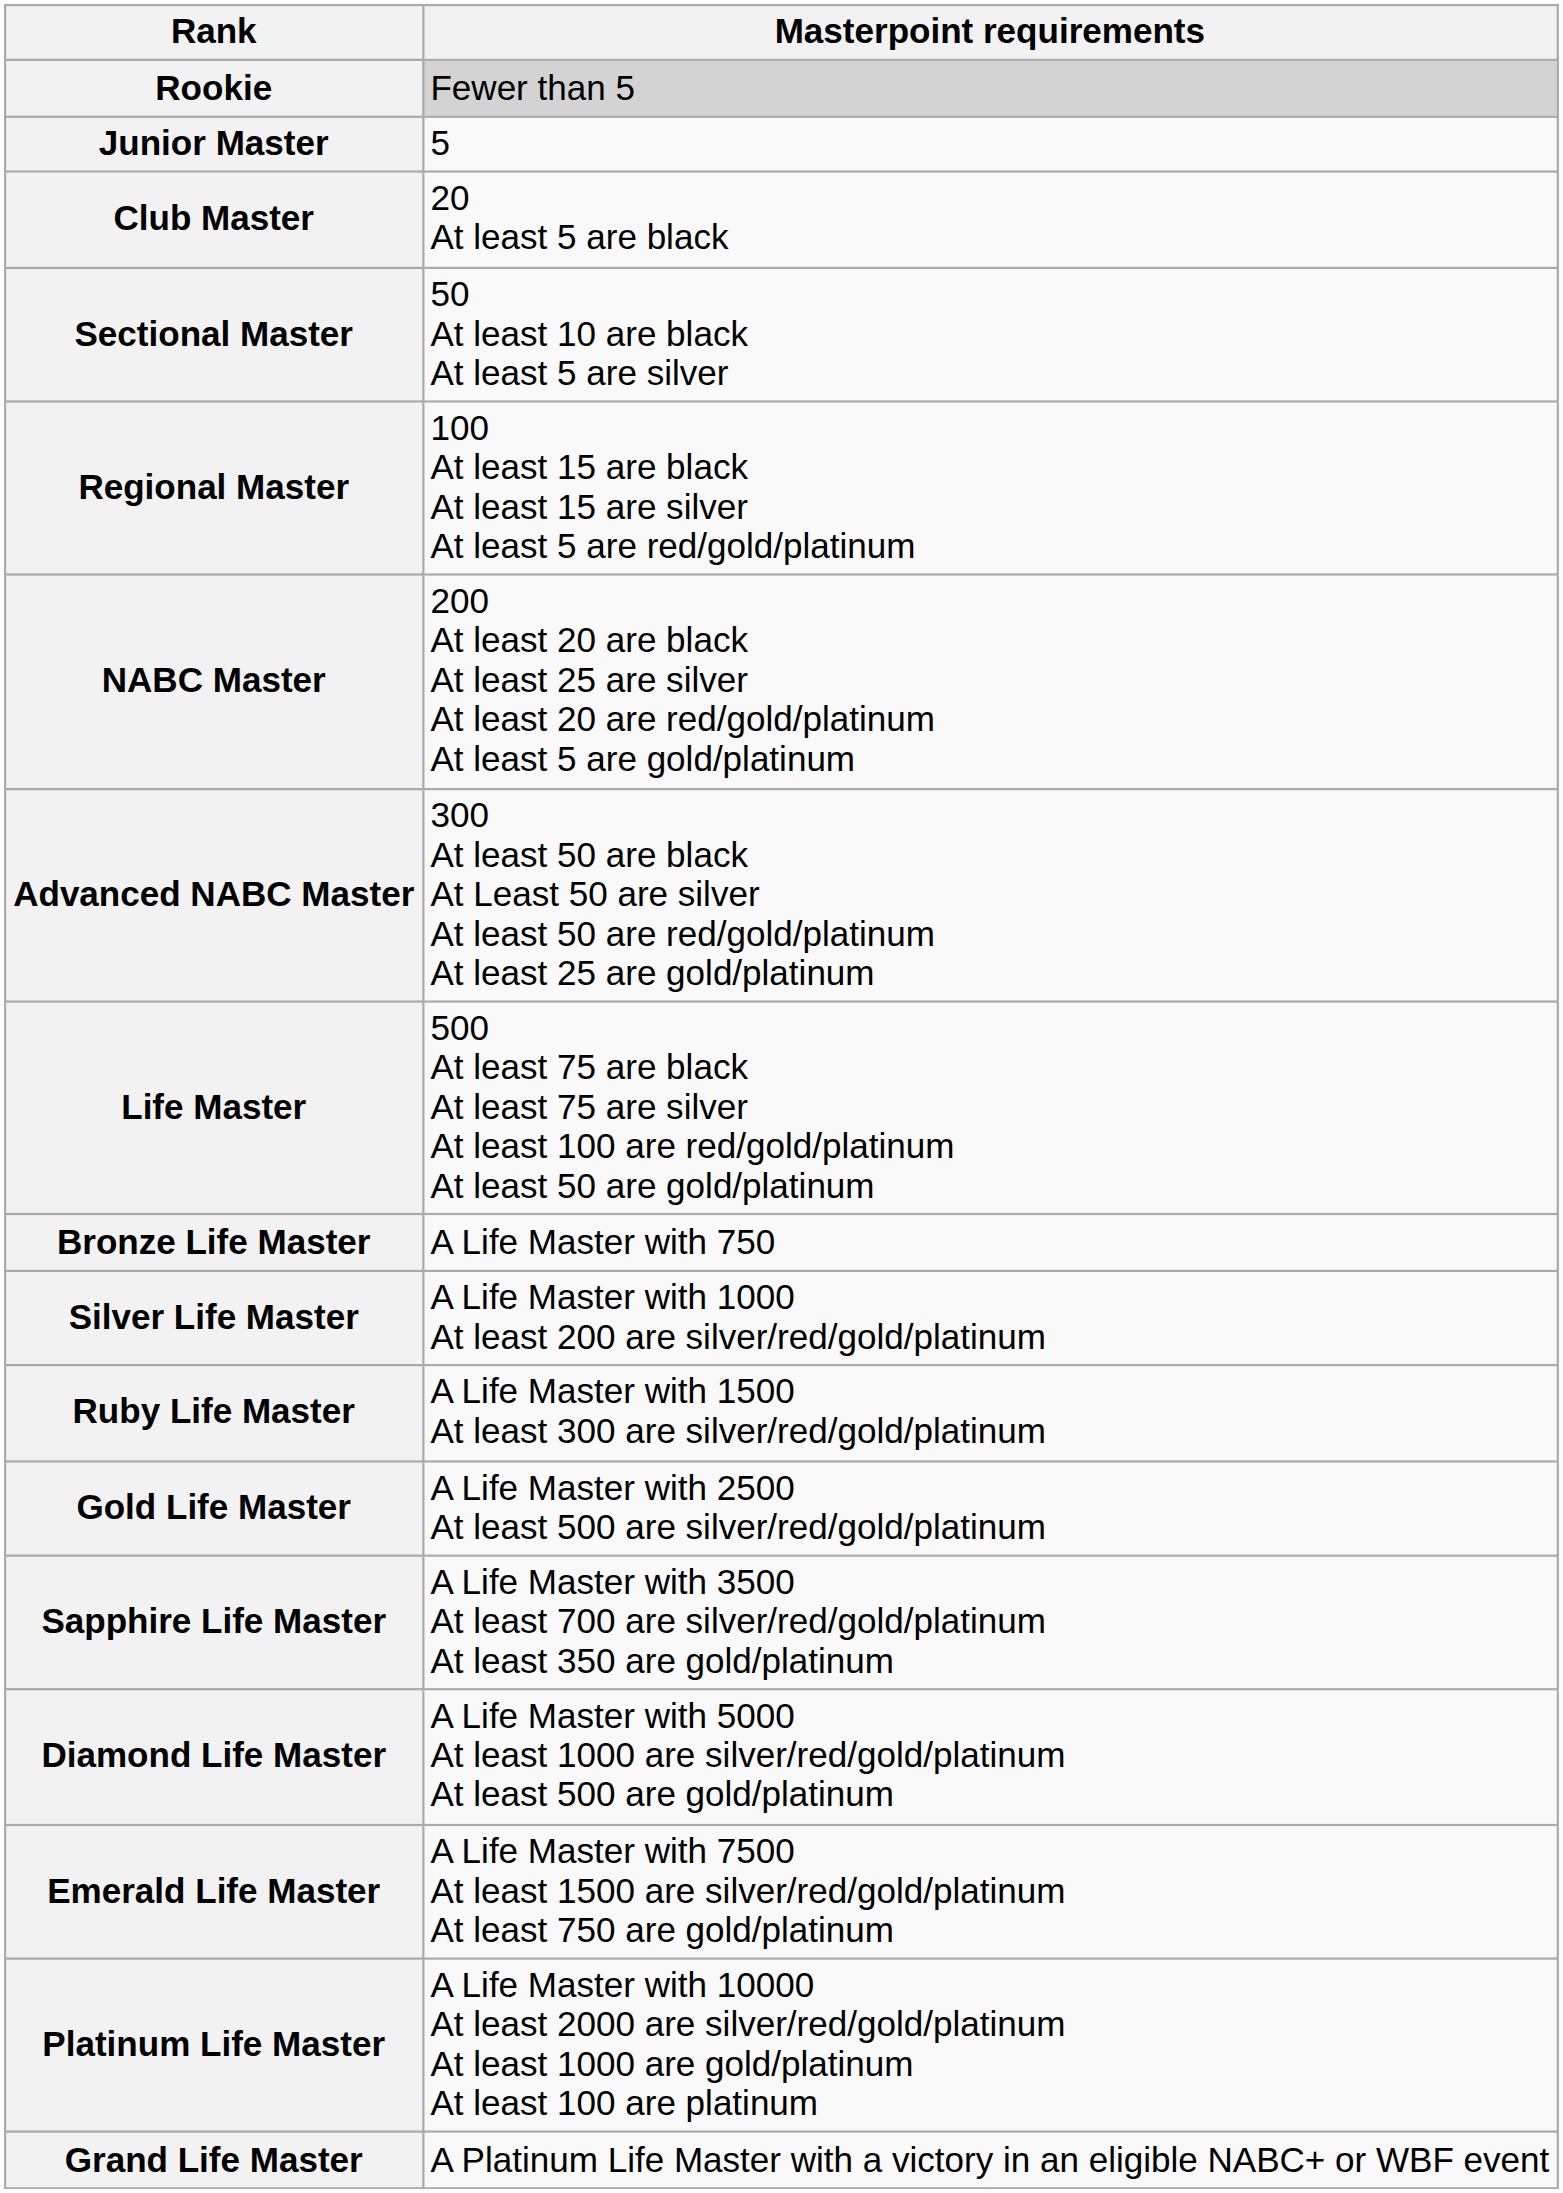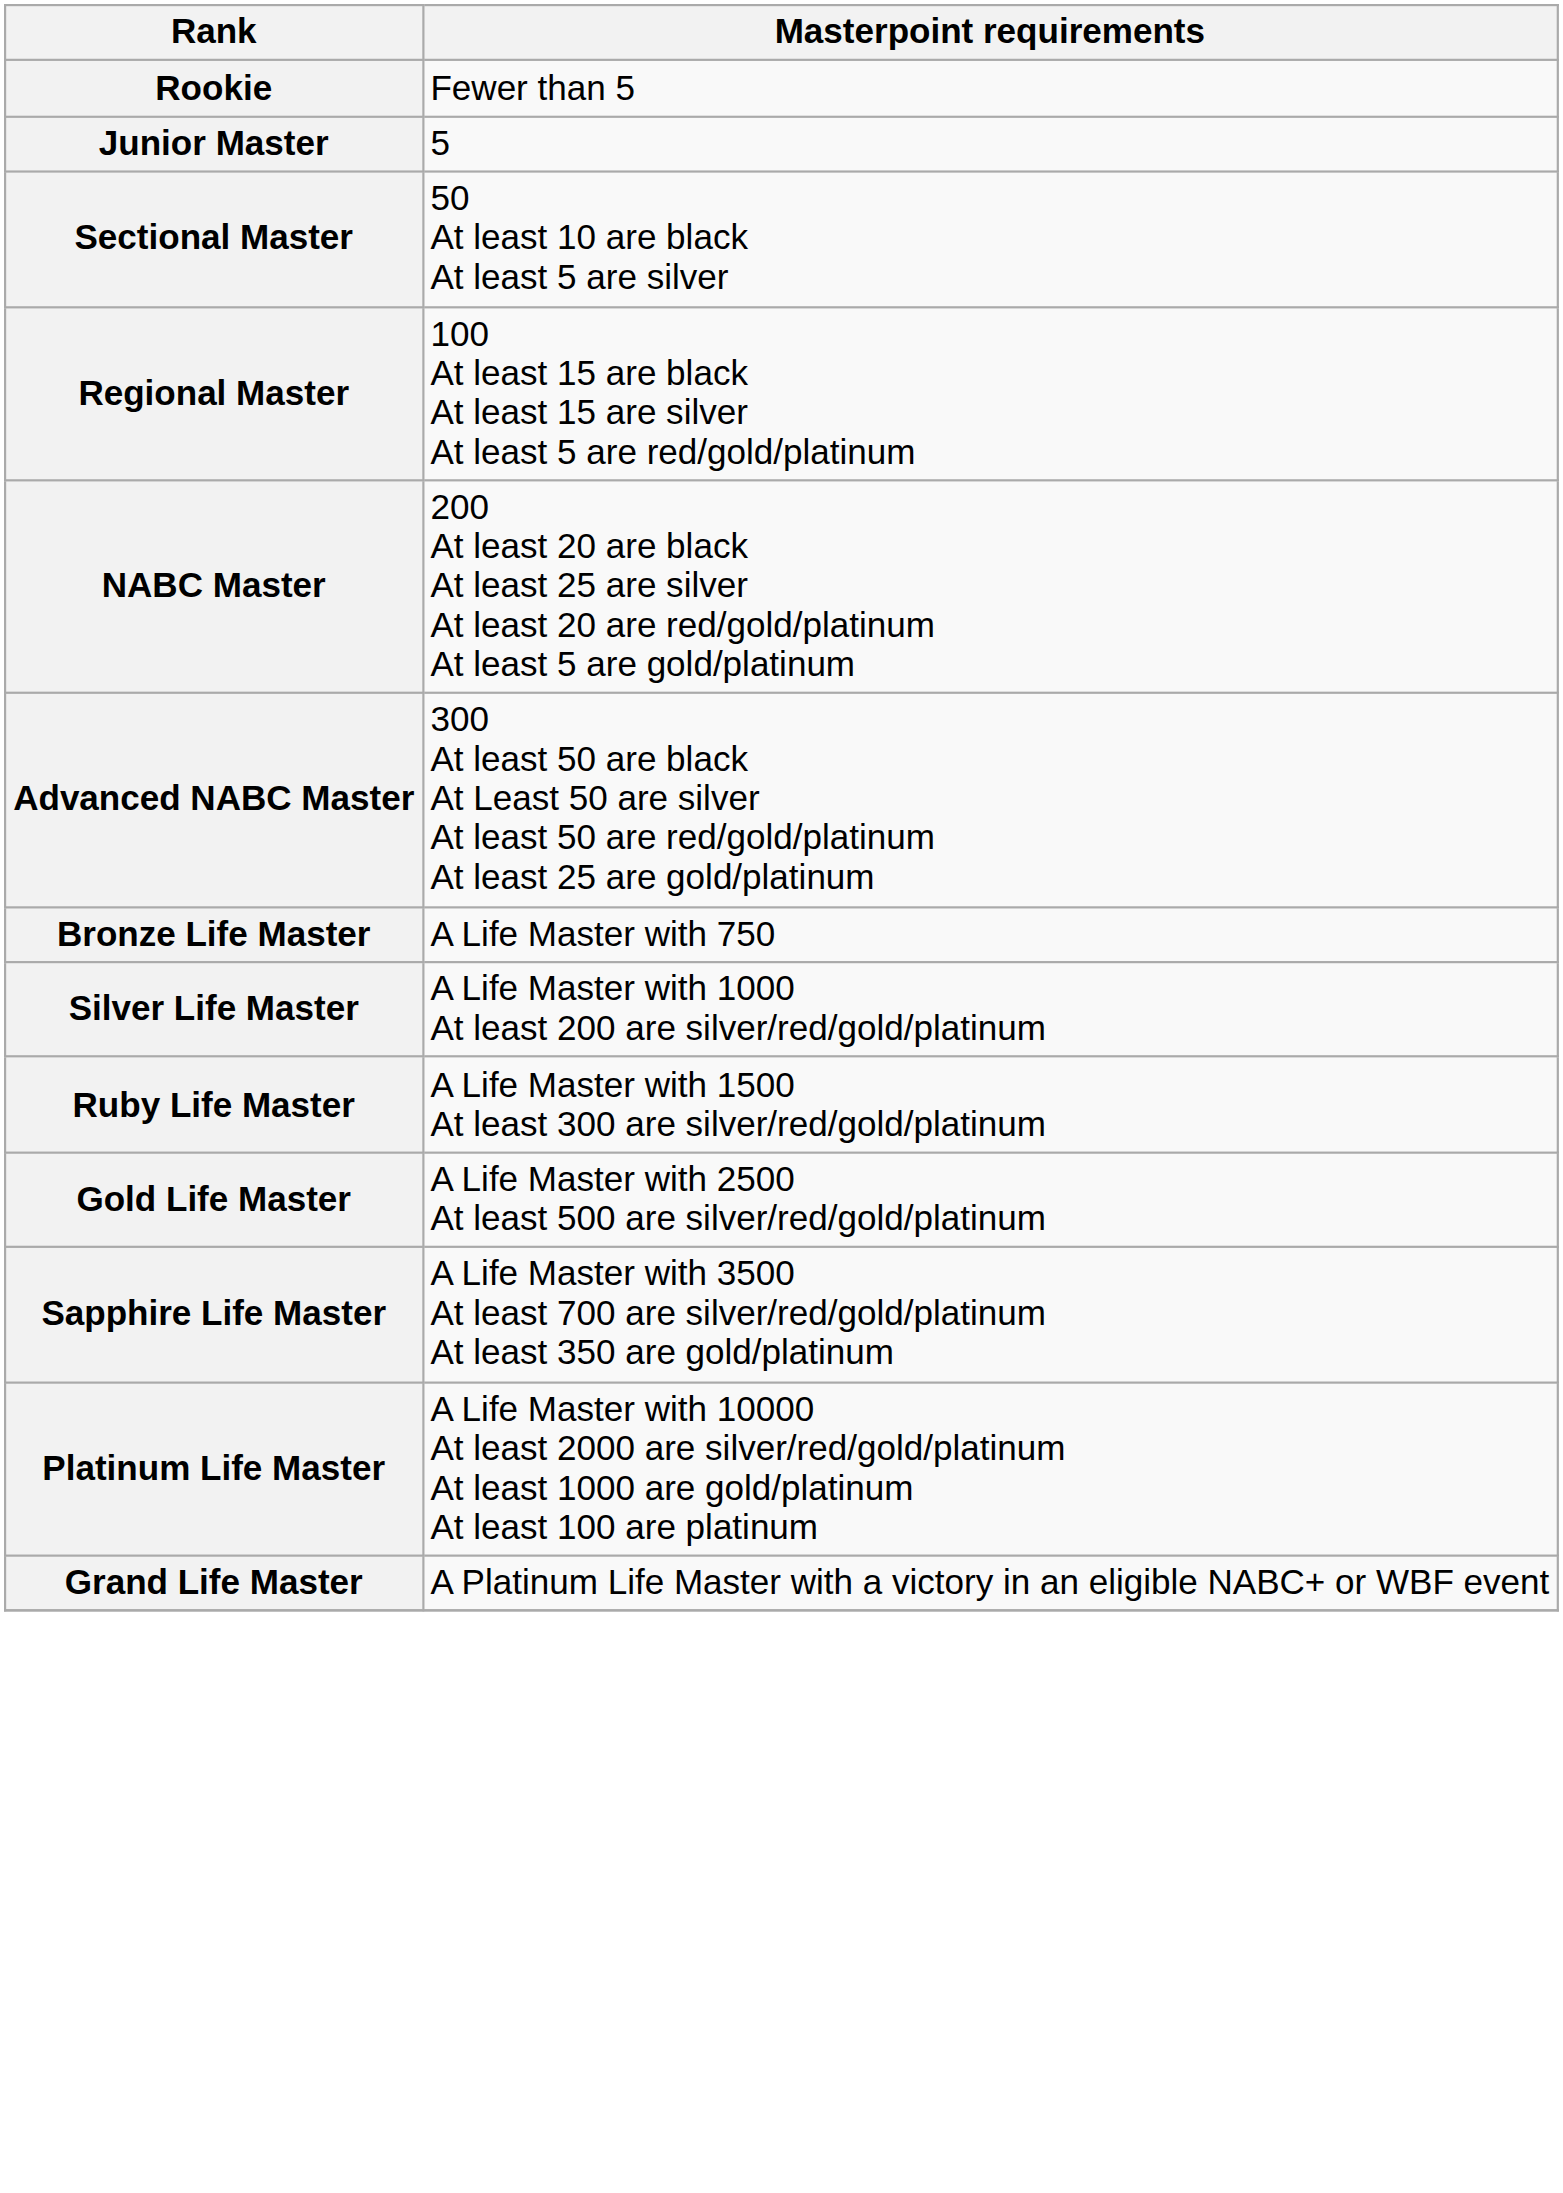(533, 87) lightgrey background -> (533, 87) no background
- row: (214, 218)
- row: (214, 1107)
- row: (214, 1756)
- row: (214, 1890)
